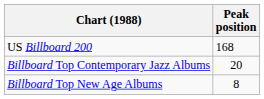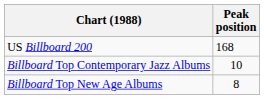(236, 65) 20 -> (236, 65) 10
